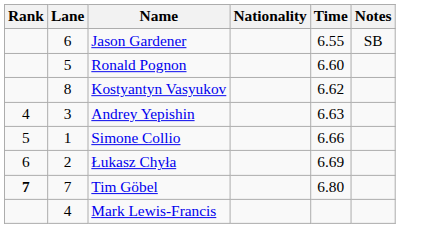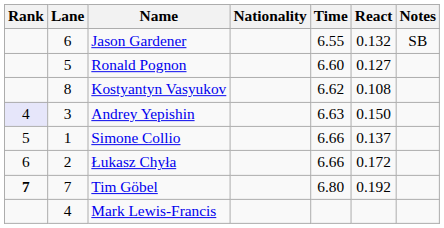+ column: (374, 16)
(26, 114) no background -> (26, 114) lavender background
(331, 162) 6.69 -> (331, 162) 6.66
